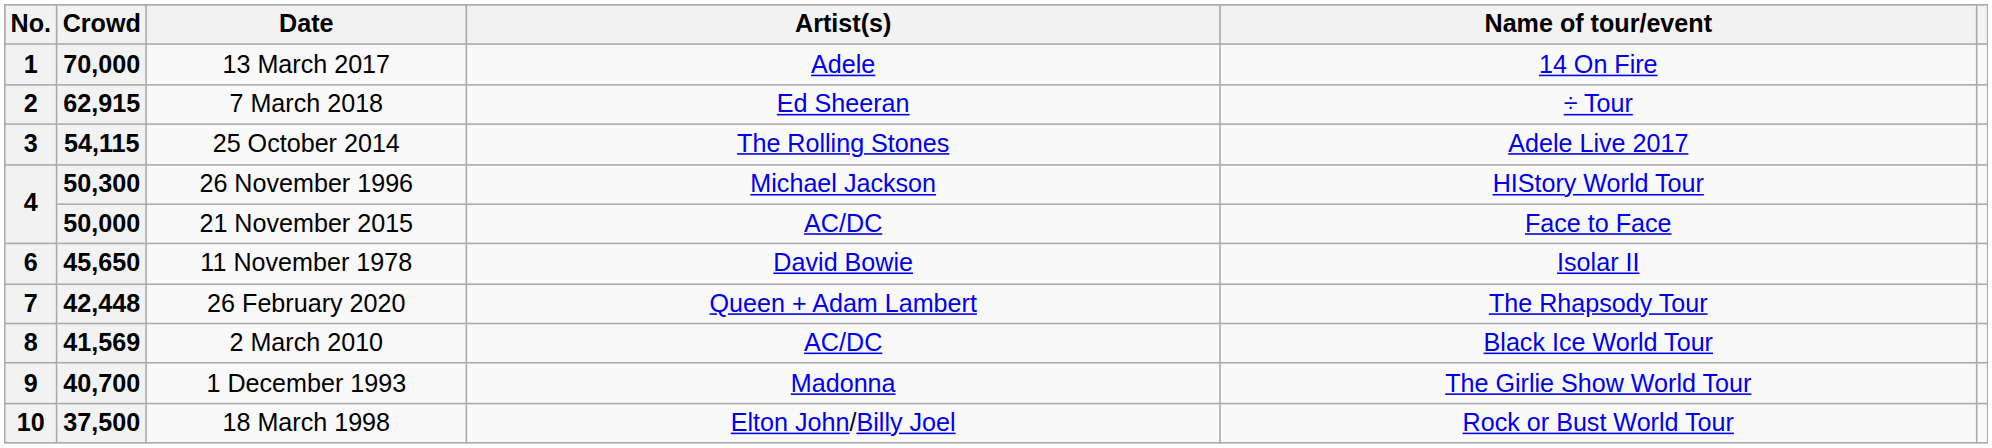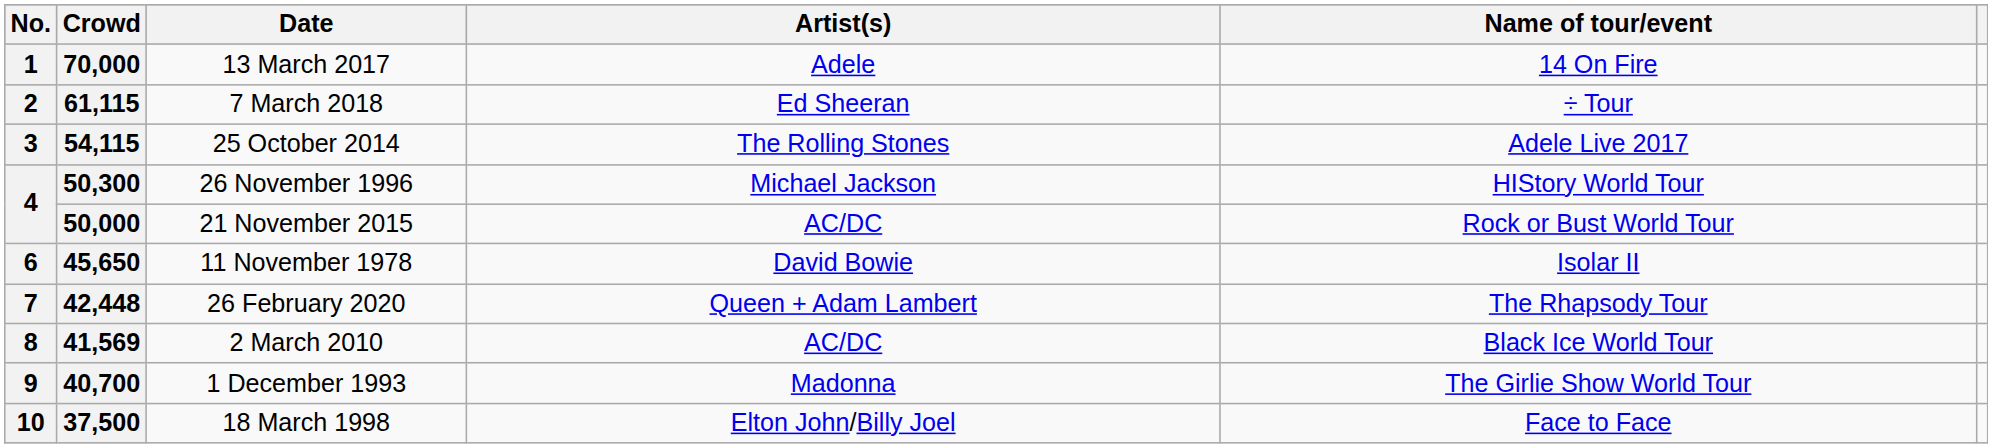(102, 104) 62,915 -> (102, 104) 61,115
(1598, 223) Face to Face -> (1598, 223) Rock or Bust World Tour
(1598, 422) Rock or Bust World Tour -> (1598, 422) Face to Face
